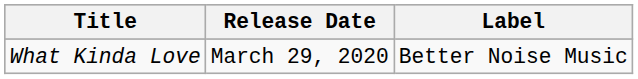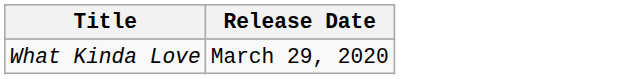- column: (513, 22)
